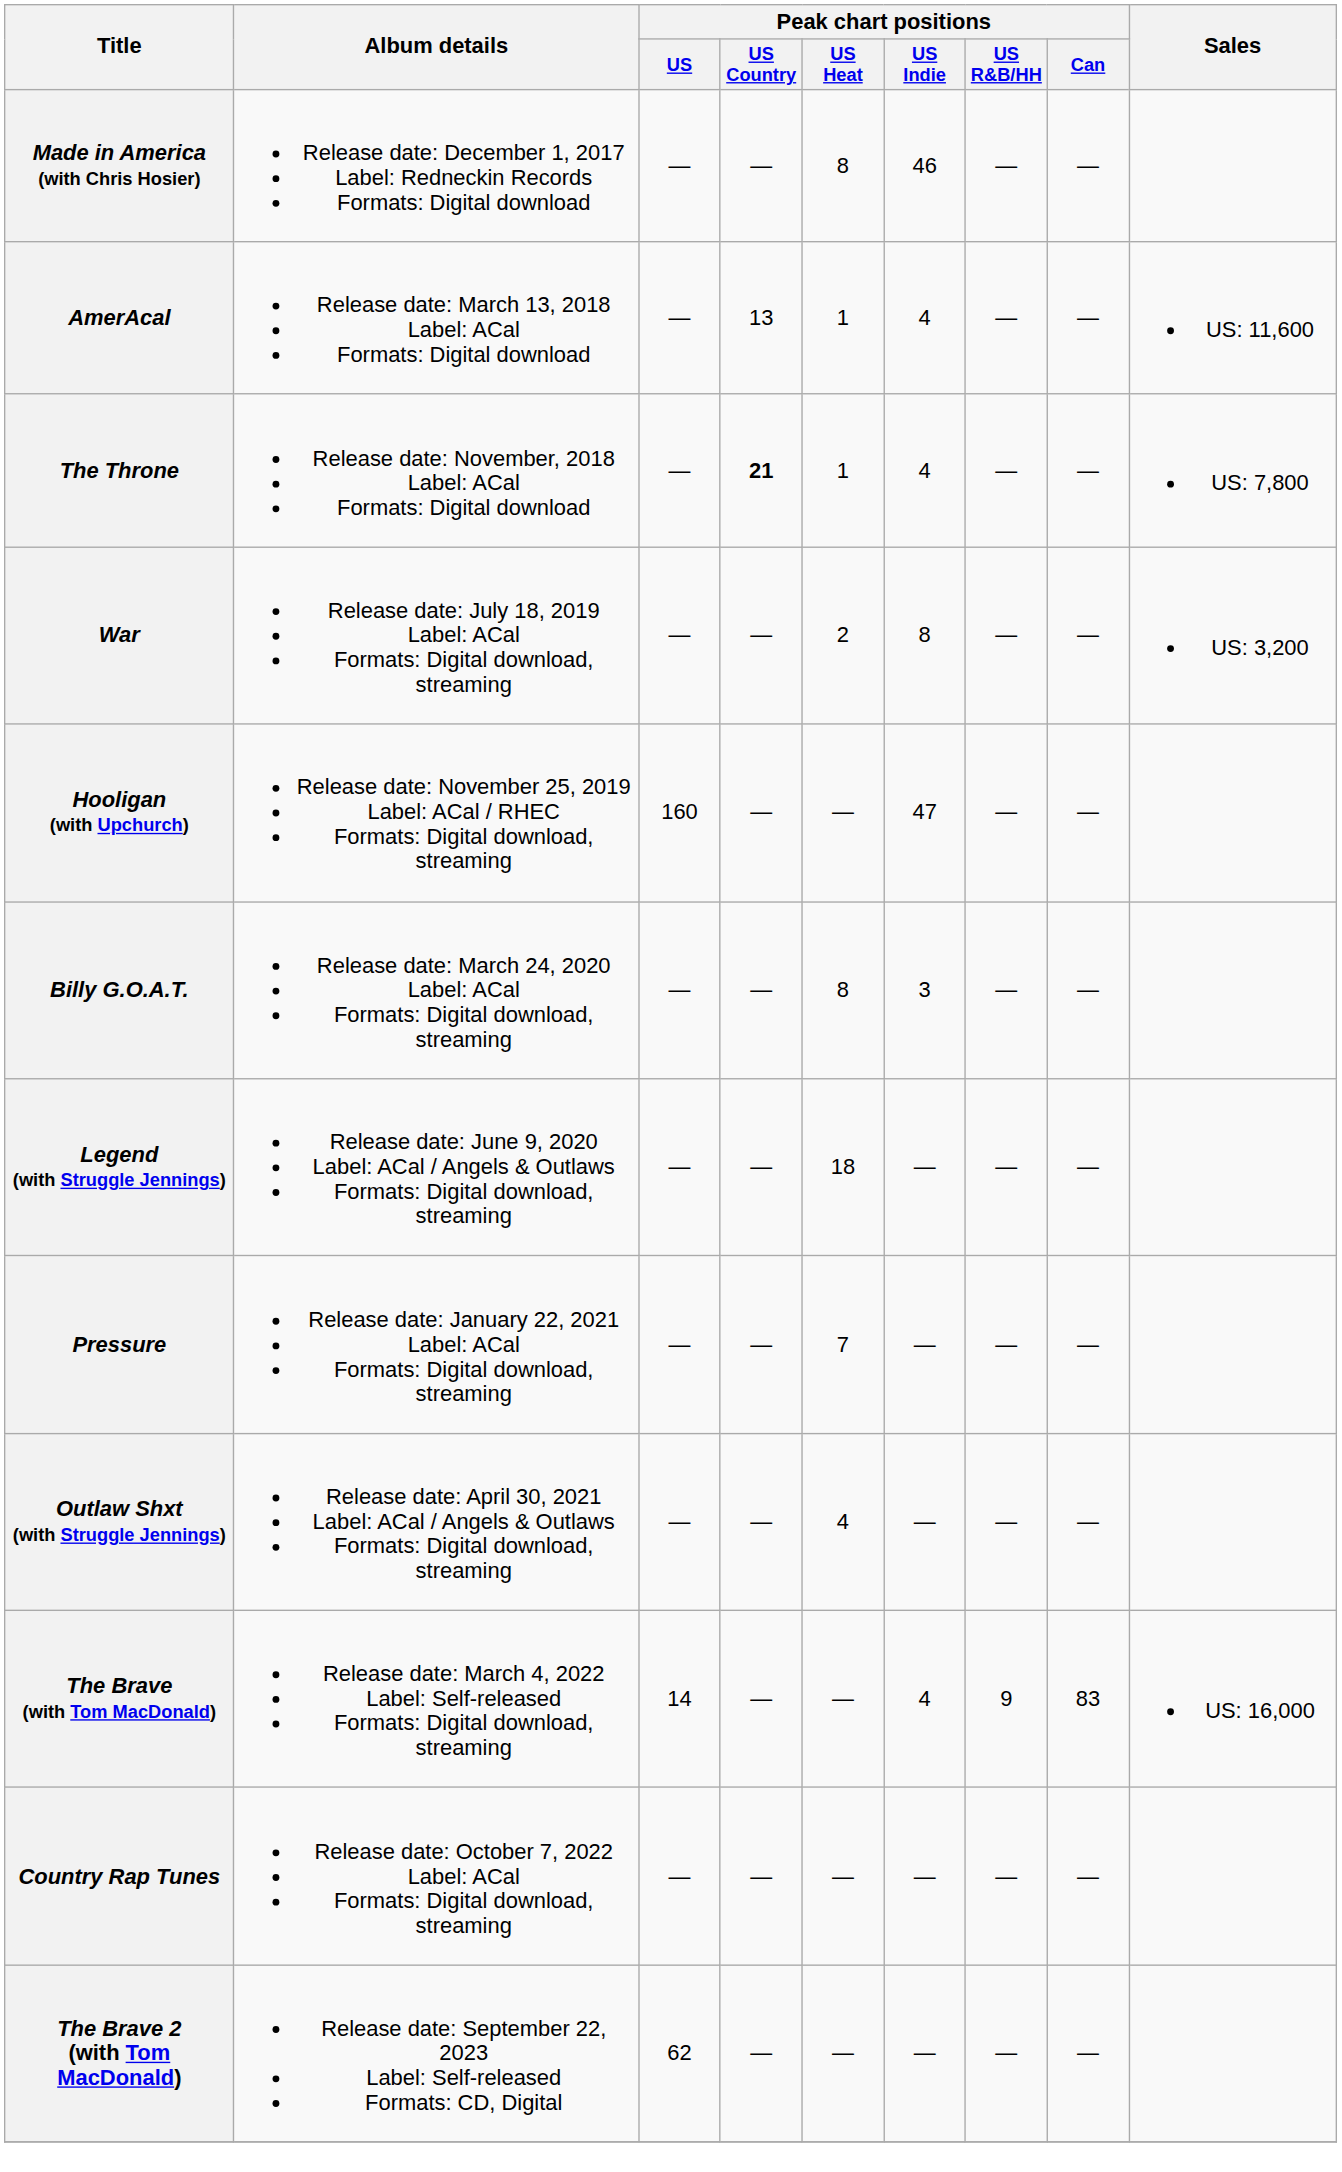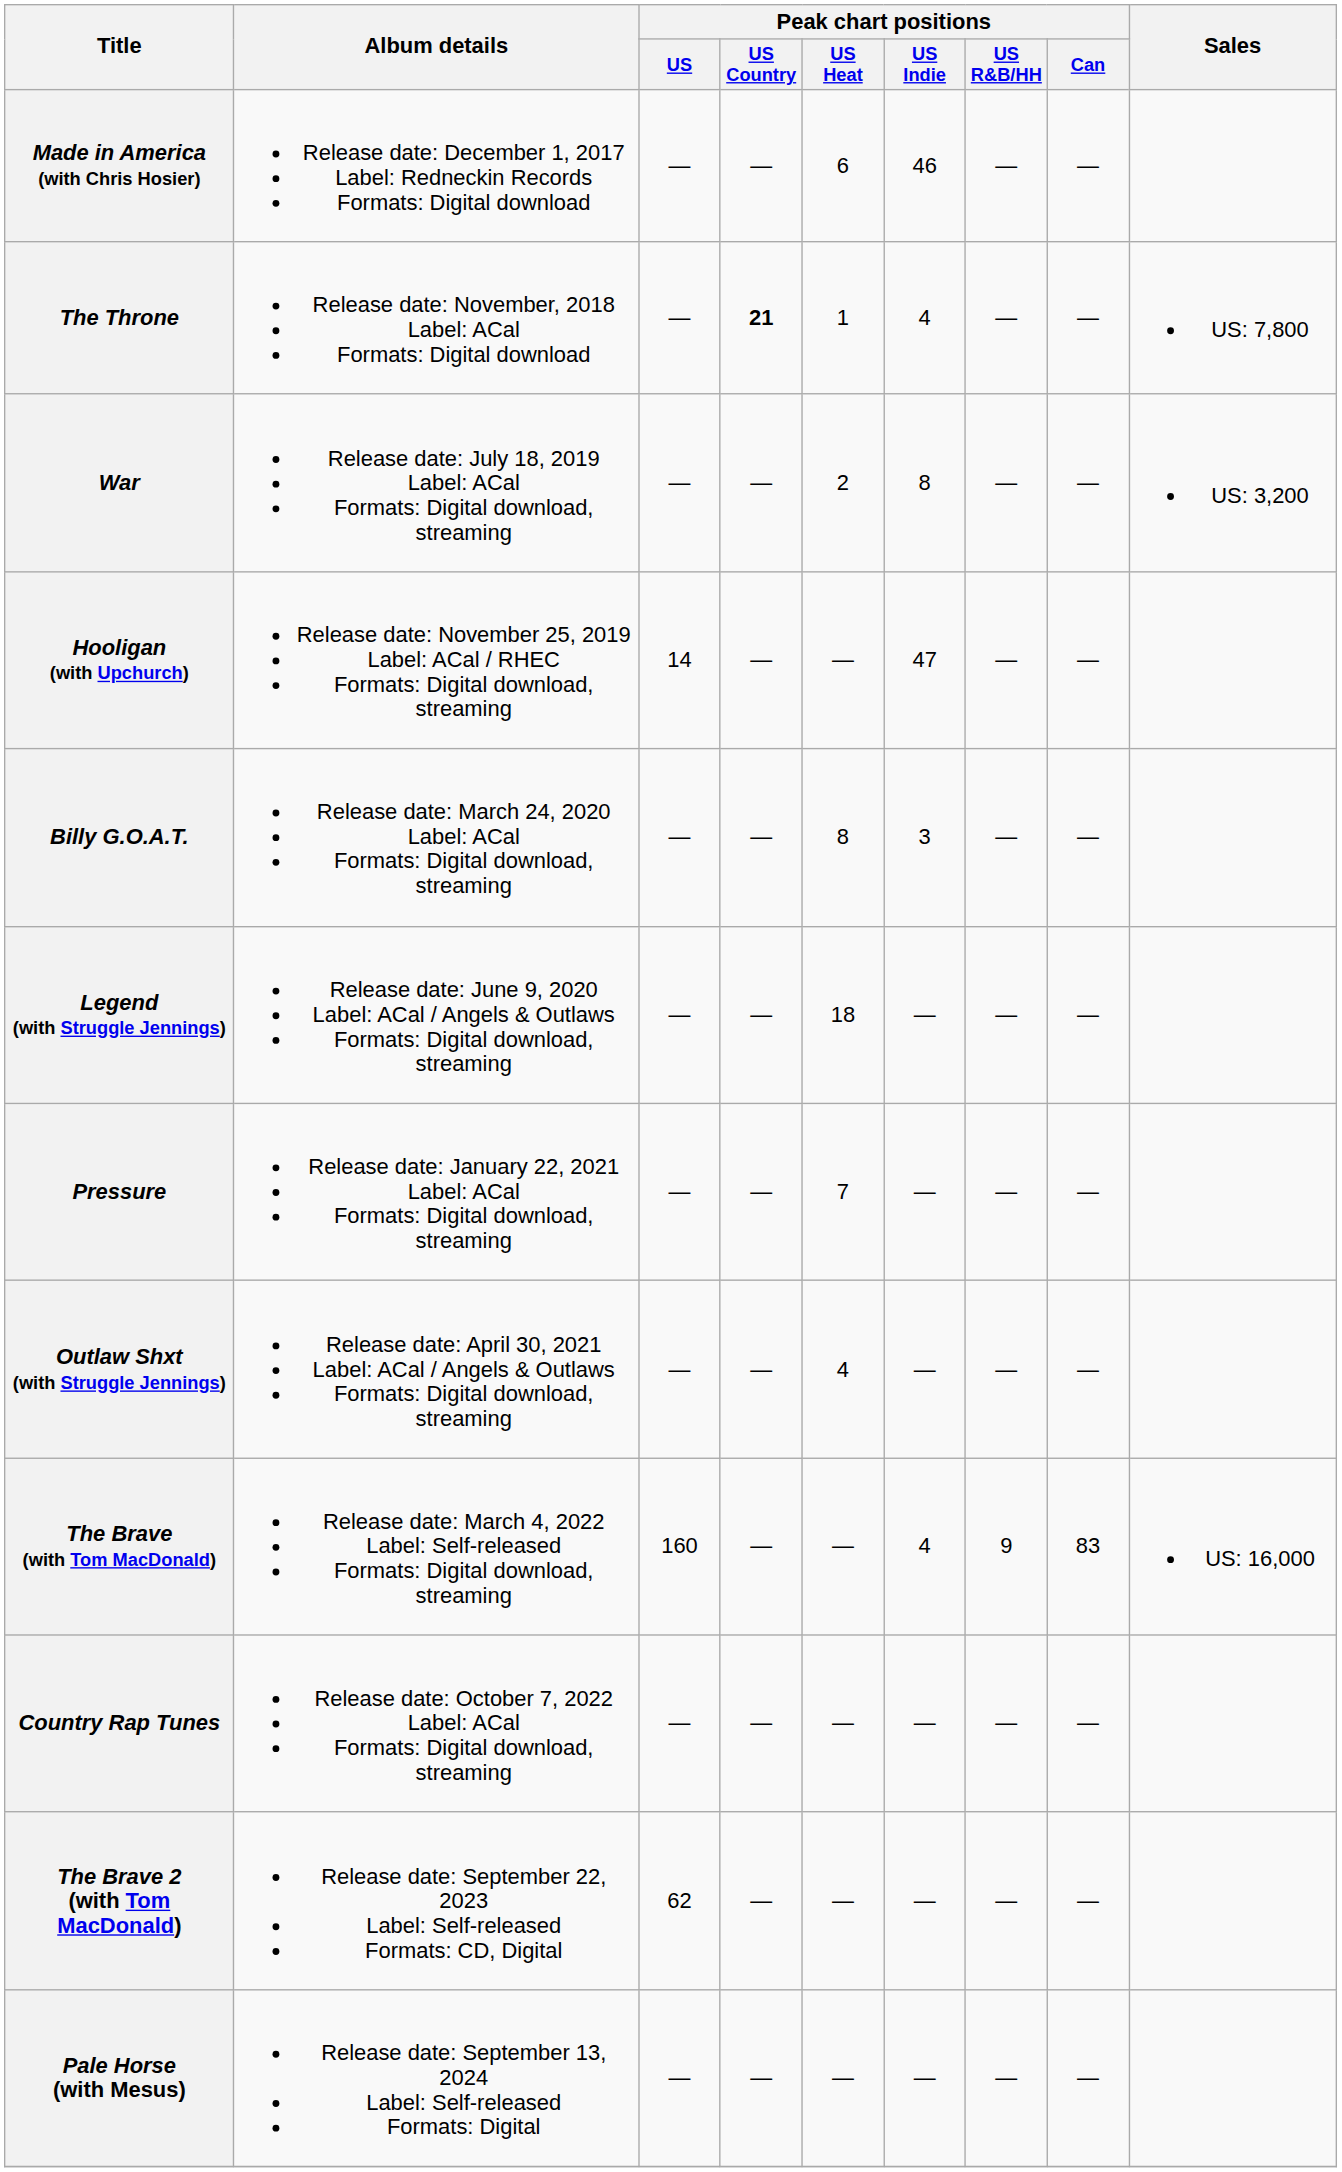(843, 165) 8 -> (843, 165) 6
- row: (119, 317)
(680, 812) 160 -> (680, 660) 14
(680, 1698) 14 -> (680, 1546) 160
+ row: (119, 2077)
